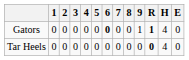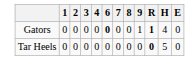- column: (97, 13)
(165, 47) 4 -> (165, 47) 5
